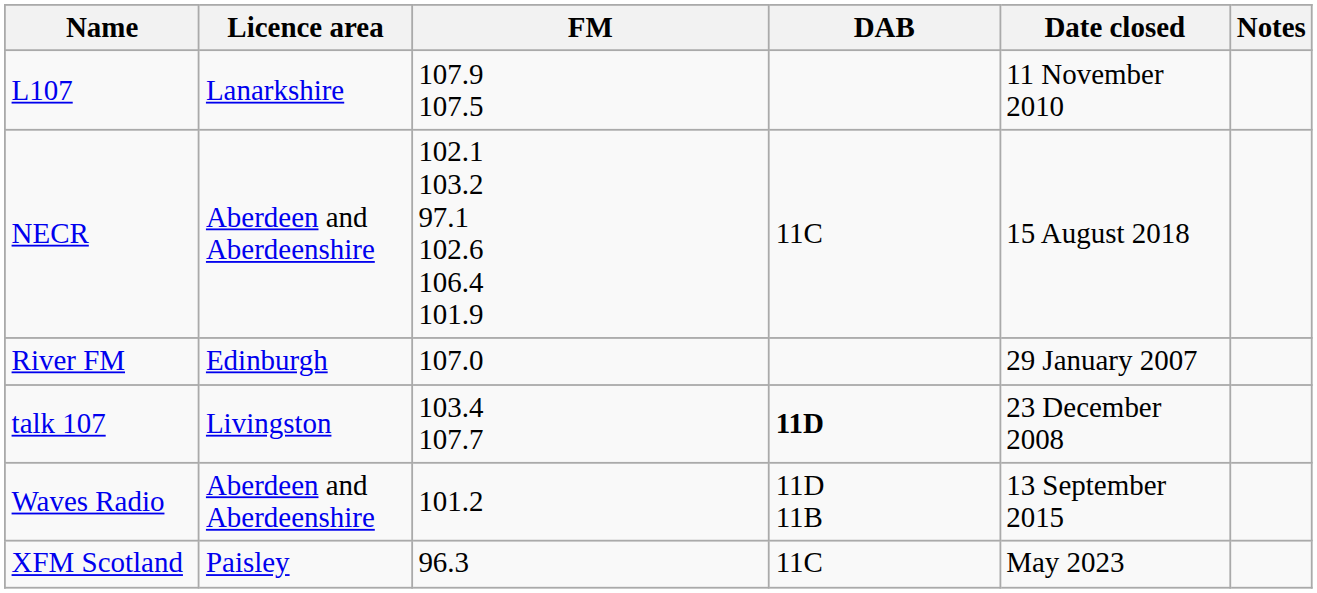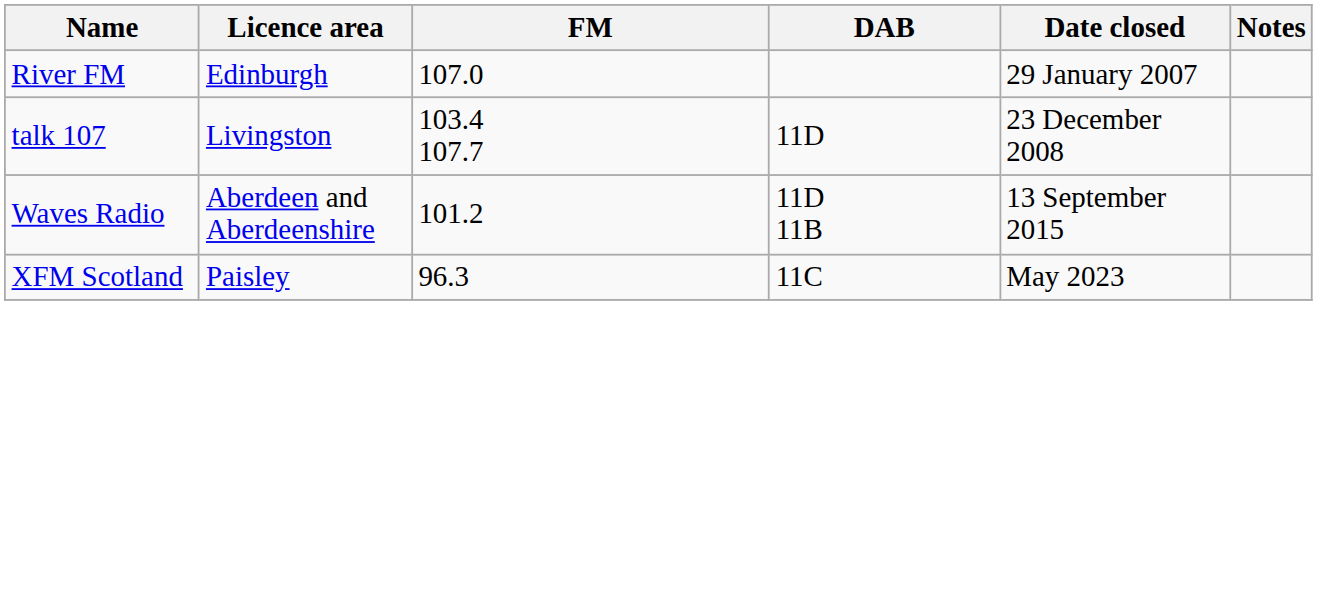- row: (42, 89)
- row: (50, 233)
(800, 422) bold -> (800, 135) normal
